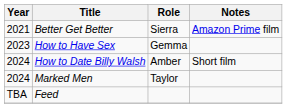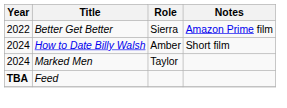(18, 29) 2021 -> (18, 29) 2022
- row: (75, 45)
(17, 95) normal -> (17, 78) bold
